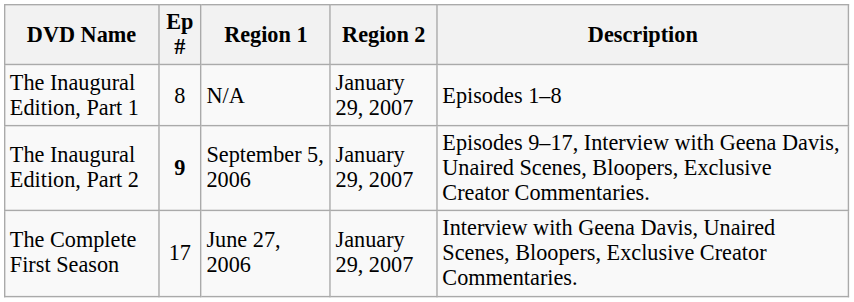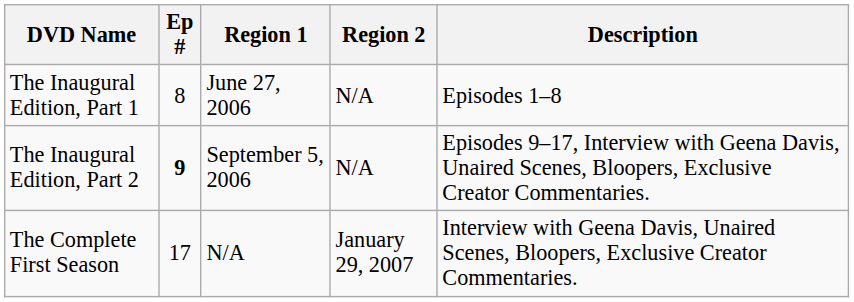(226, 94) N/A -> (244, 94) June 27, 2006
(374, 94) January 29, 2007 -> (355, 94) N/A
(374, 167) January 29, 2007 -> (355, 167) N/A
(244, 253) June 27, 2006 -> (226, 253) N/A
